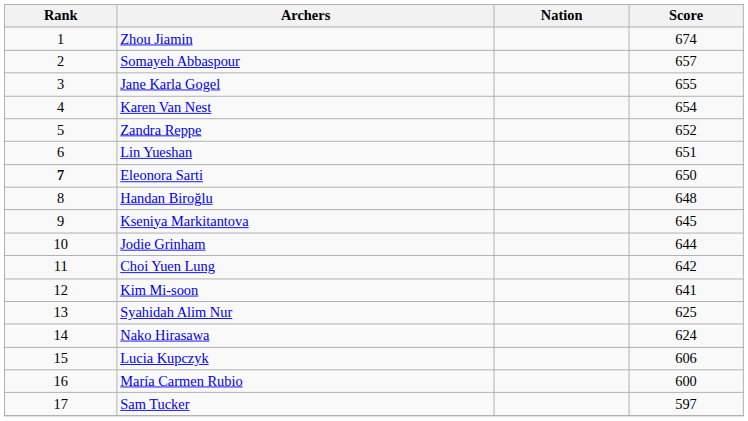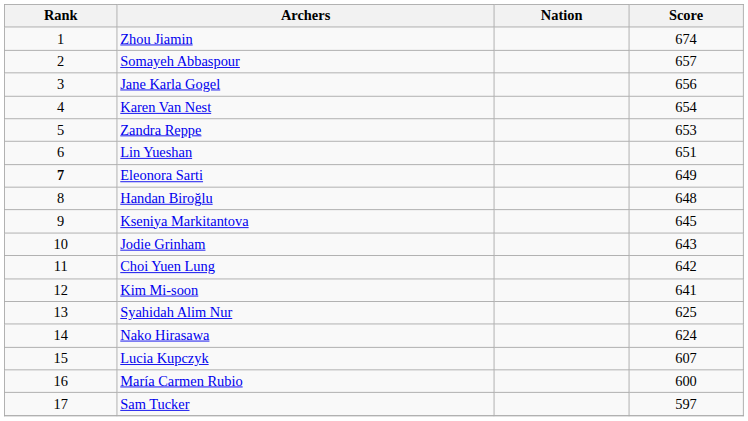(686, 84) 655 -> (686, 84) 656
(686, 130) 652 -> (686, 130) 653
(686, 175) 650 -> (686, 175) 649
(686, 244) 644 -> (686, 244) 643
(686, 358) 606 -> (686, 358) 607
